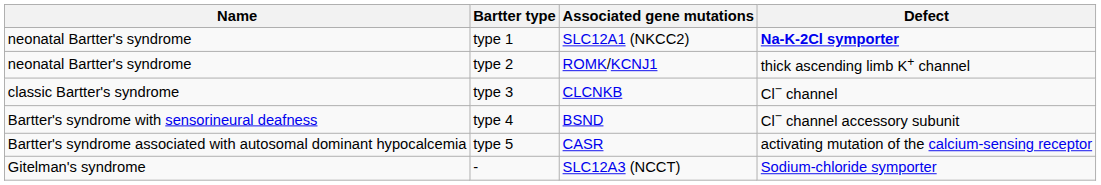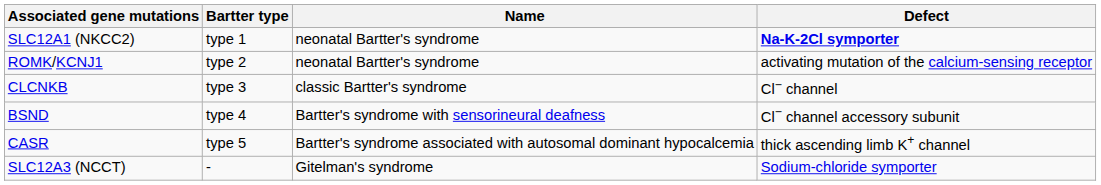columns swapped: (237, 16) <-> (658, 16)
(865, 64) thick ascending limb K+ channel -> (926, 62) activating mutation of the calcium-sensing receptor
(926, 144) activating mutation of the calcium-sensing receptor -> (865, 142) thick ascending limb K+ channel
